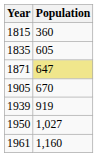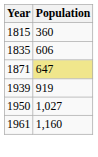(45, 50) 605 -> (45, 50) 606
- row: (19, 87)
